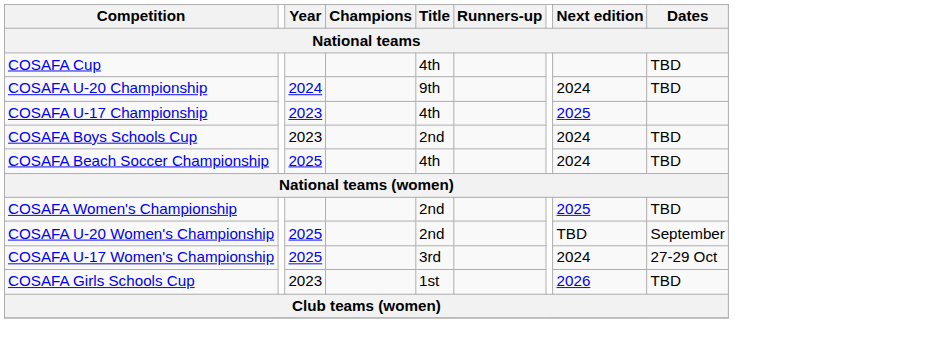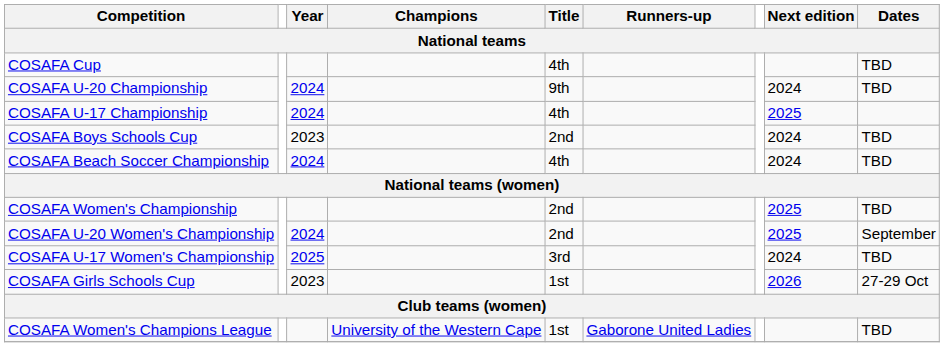(305, 112) 2023 -> (307, 112) 2024
(305, 161) 2025 -> (307, 161) 2024
(305, 233) 2025 -> (307, 233) 2024
(572, 233) TBD -> (784, 233) 2025
(684, 257) 27-29 Oct -> (877, 257) TBD
(666, 281) TBD -> (895, 281) 27-29 Oct
+ row: (140, 329)
